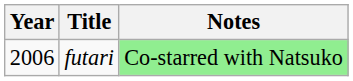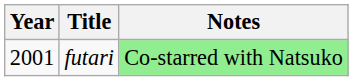(32, 57) 2006 -> (32, 57) 2001
